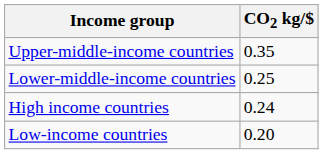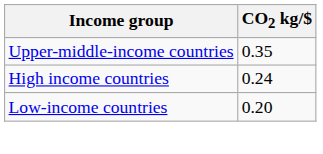- row: (122, 78)
